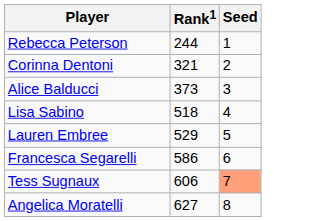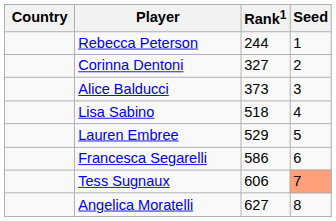+ column: (40, 18)
(186, 66) 321 -> (256, 66) 327
